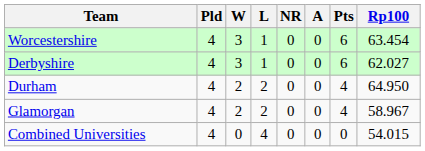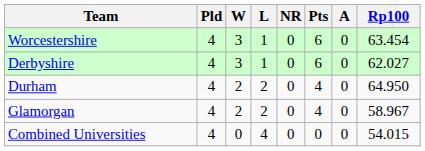columns swapped: (318, 16) <-> (344, 16)
